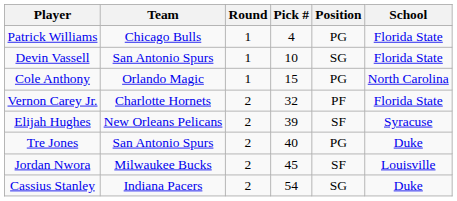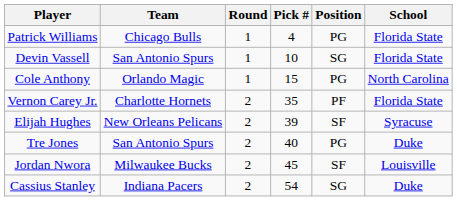(291, 100) 32 -> (291, 100) 35
